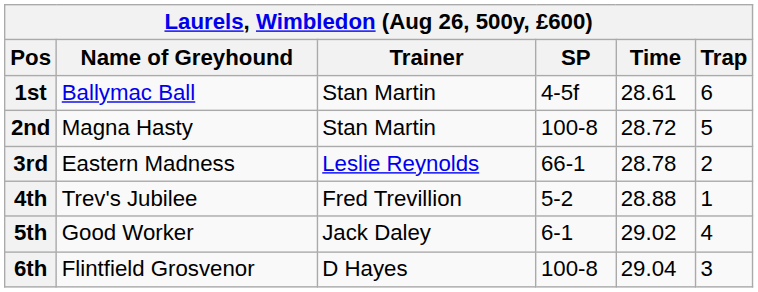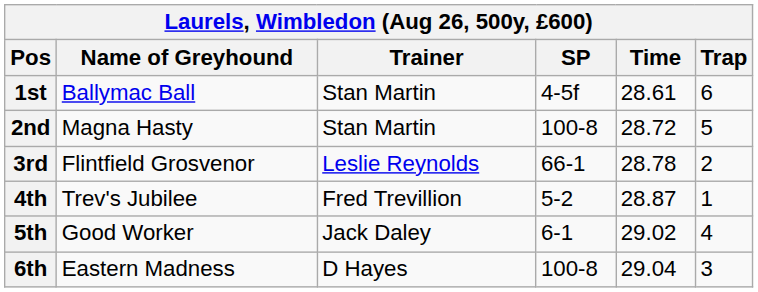(148, 163) Eastern Madness -> (158, 163) Flintfield Grosvenor
(649, 198) 28.88 -> (649, 198) 28.87
(158, 269) Flintfield Grosvenor -> (148, 269) Eastern Madness
